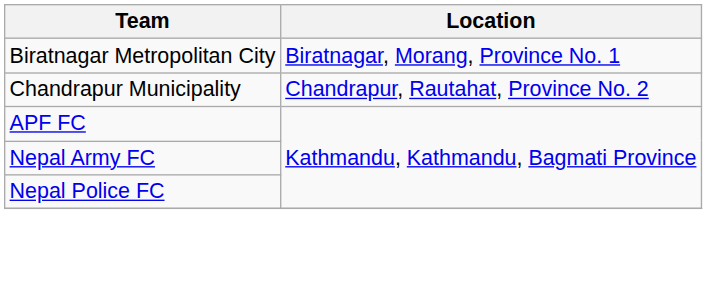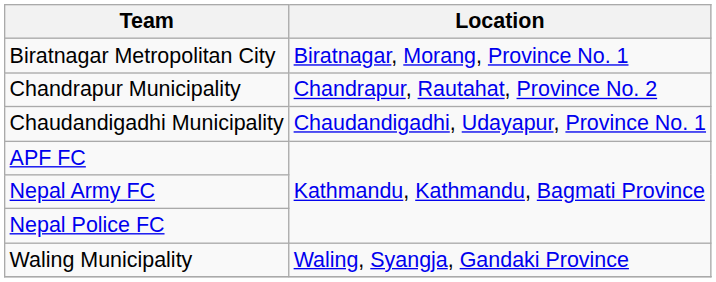+ row: (147, 123)
+ row: (101, 259)
